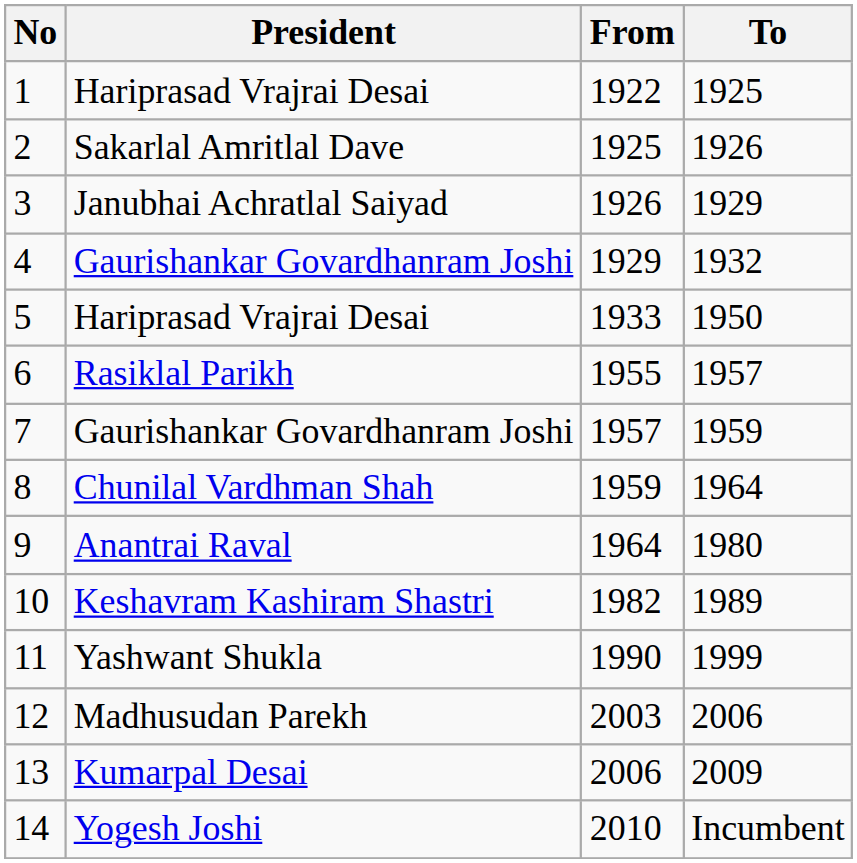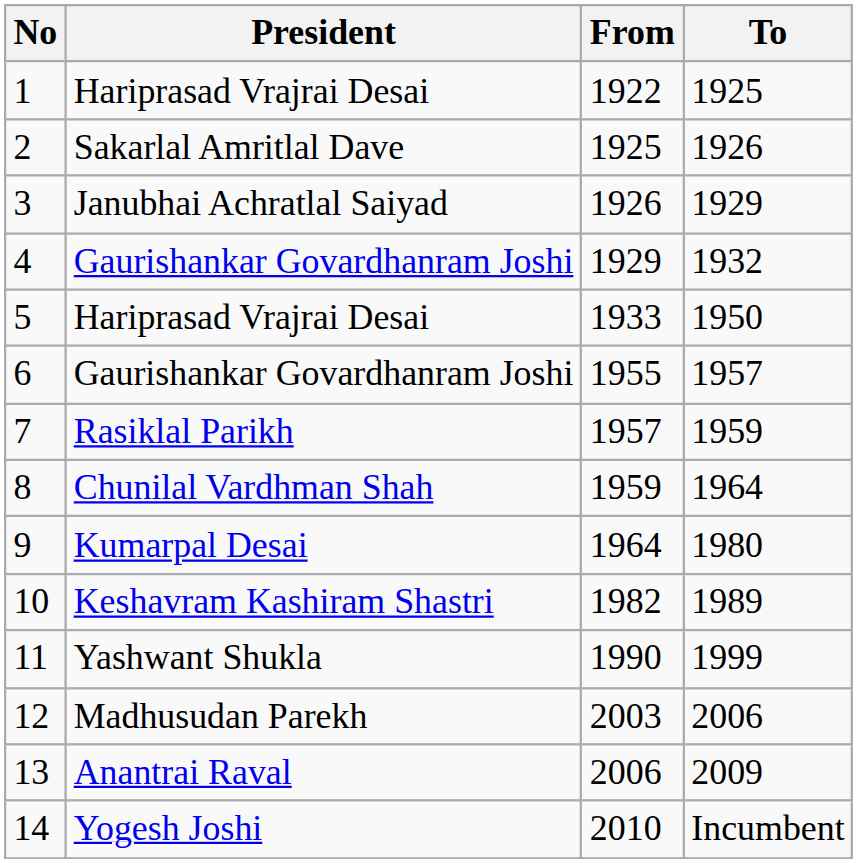(184, 373) Rasiklal Parikh -> (324, 373) Gaurishankar Govardhanram Joshi
(324, 430) Gaurishankar Govardhanram Joshi -> (184, 430) Rasiklal Parikh
(183, 544) Anantrai Raval -> (191, 544) Kumarpal Desai
(191, 771) Kumarpal Desai -> (183, 771) Anantrai Raval
